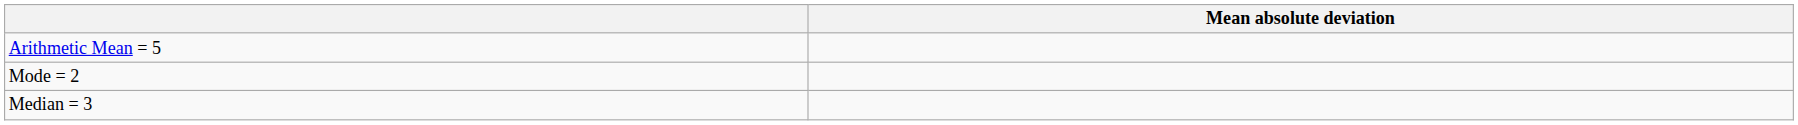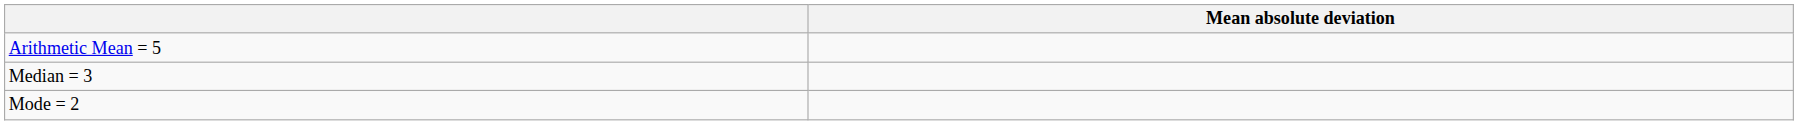rows swapped: (50, 104) <-> (44, 76)
